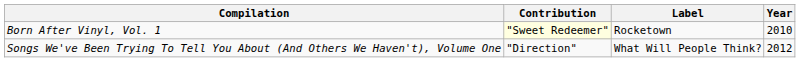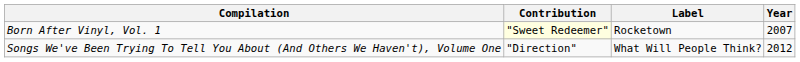(779, 30) 2010 -> (779, 30) 2007
